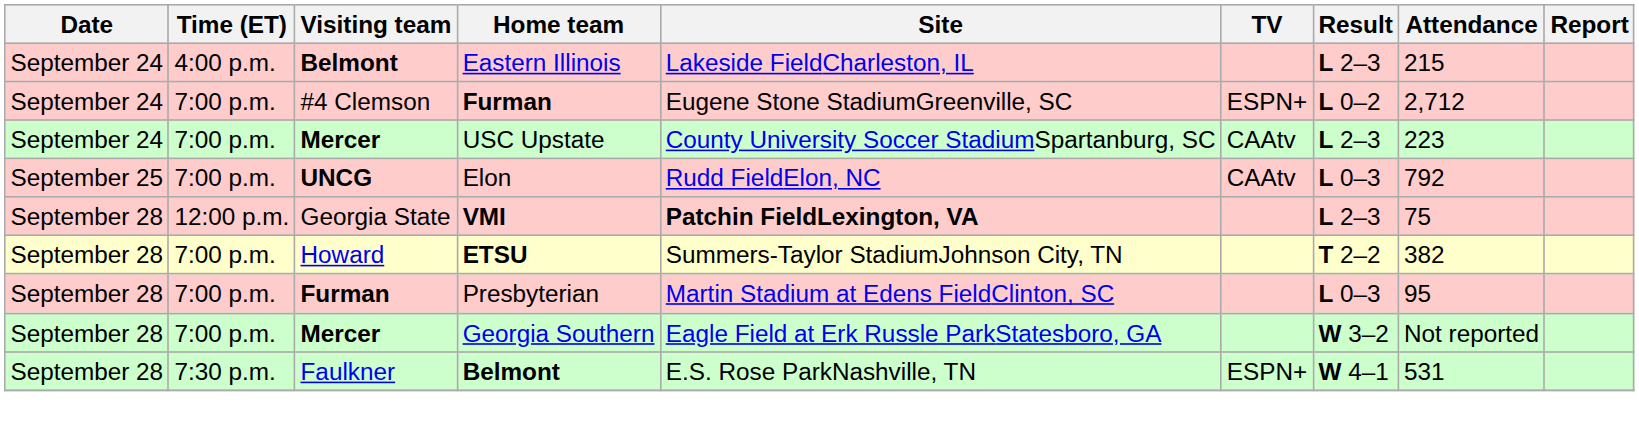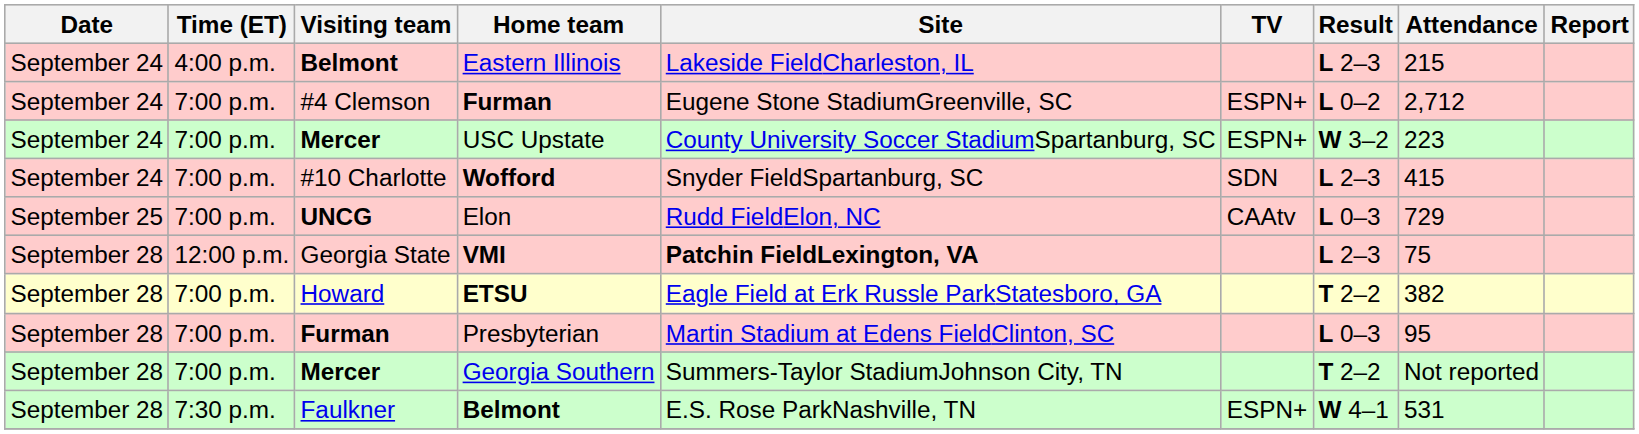(1261, 140) CAAtv -> (1267, 140) ESPN+
(1350, 140) L 2–3 -> (1354, 140) W 3–2
+ row: (509, 178)
(1424, 178) 792 -> (1424, 217) 729
(894, 255) Summers-Taylor StadiumJohnson City, TN -> (914, 294) Eagle Field at Erk Russle ParkStatesboro, GA
(914, 332) Eagle Field at Erk Russle ParkStatesboro, GA -> (894, 371) Summers-Taylor StadiumJohnson City, TN
(1354, 332) W 3–2 -> (1350, 371) T 2–2
